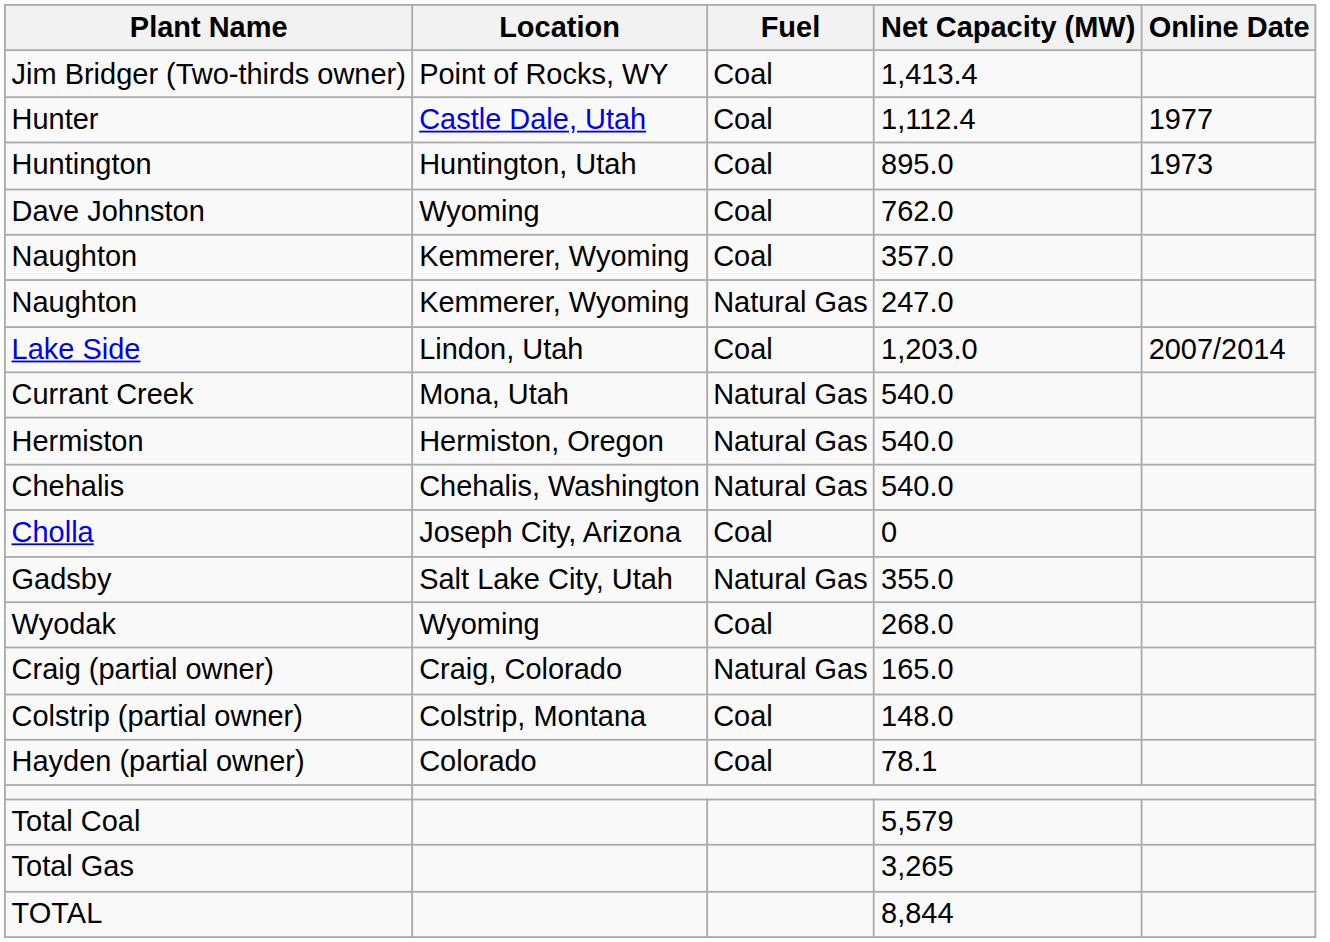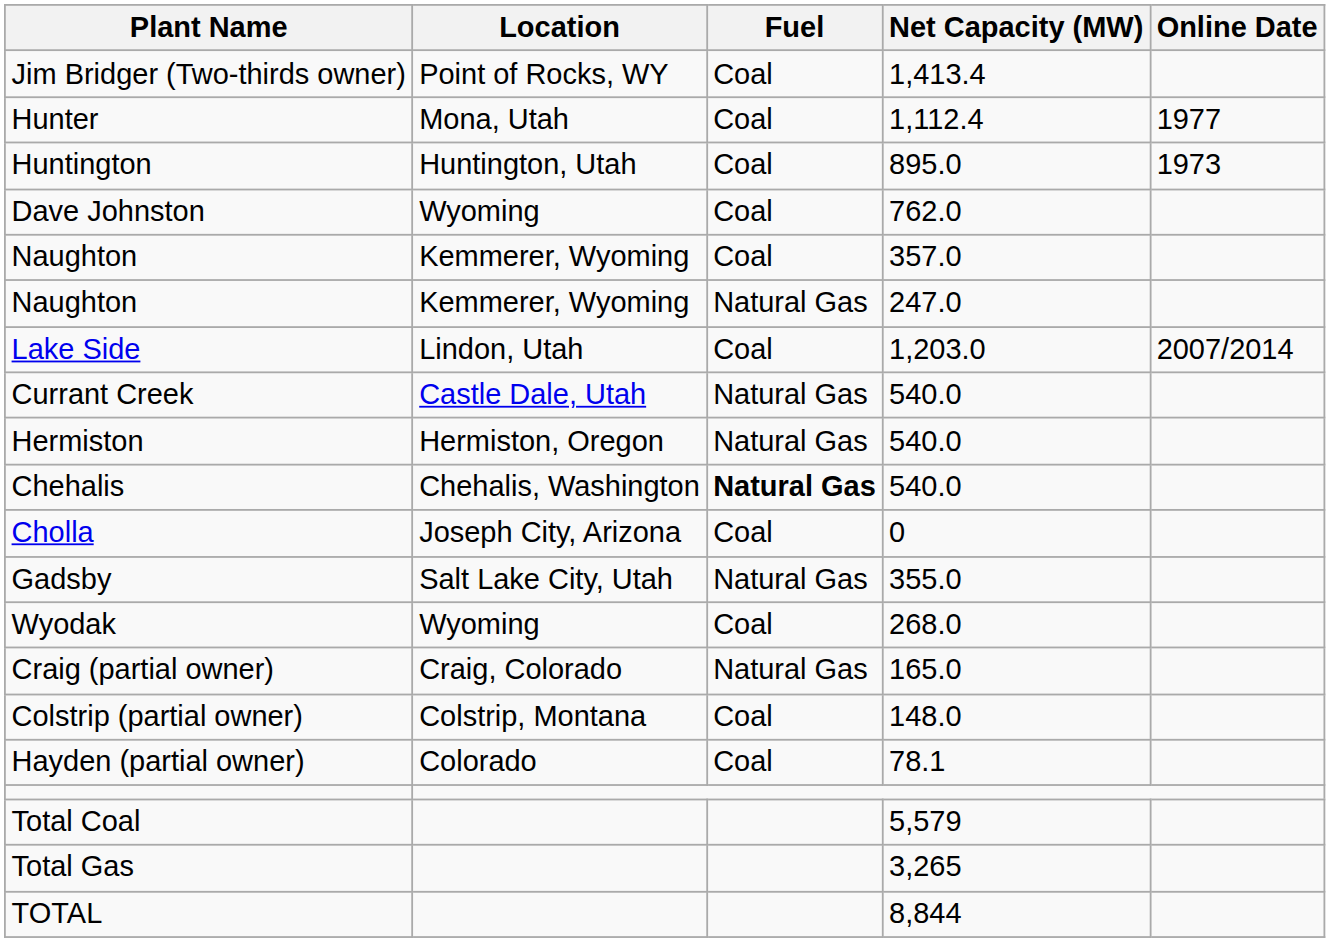(533, 119) Castle Dale, Utah -> (494, 119) Mona, Utah
(494, 394) Mona, Utah -> (533, 394) Castle Dale, Utah
(790, 486) normal -> (794, 486) bold
